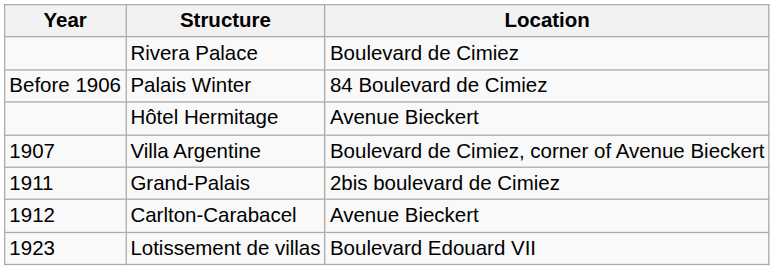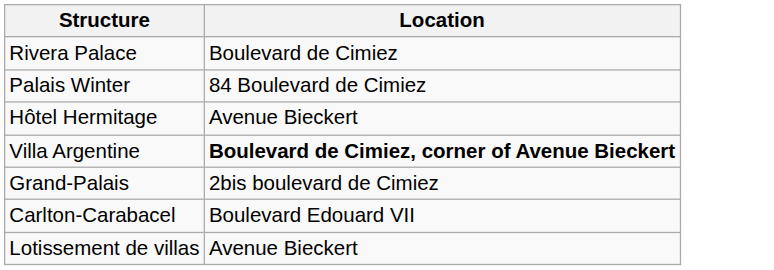- column: (65, 20)
(547, 150) normal -> (442, 150) bold
(404, 215) Avenue Bieckert -> (312, 215) Boulevard Edouard VII
(433, 248) Boulevard Edouard VII -> (283, 248) Avenue Bieckert
